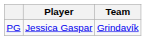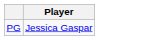- column: (118, 12)
